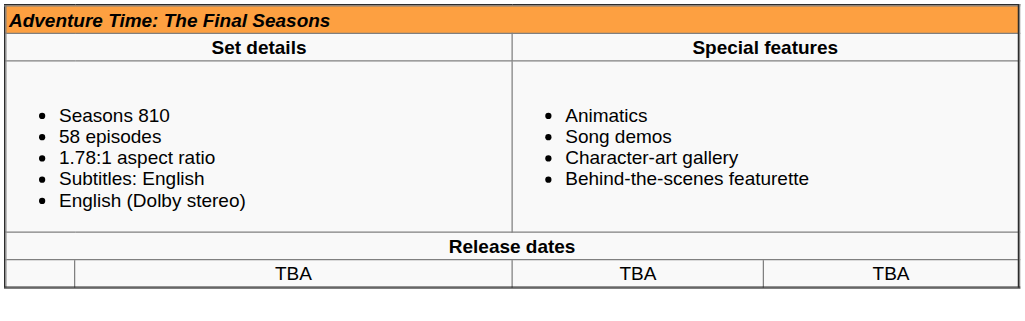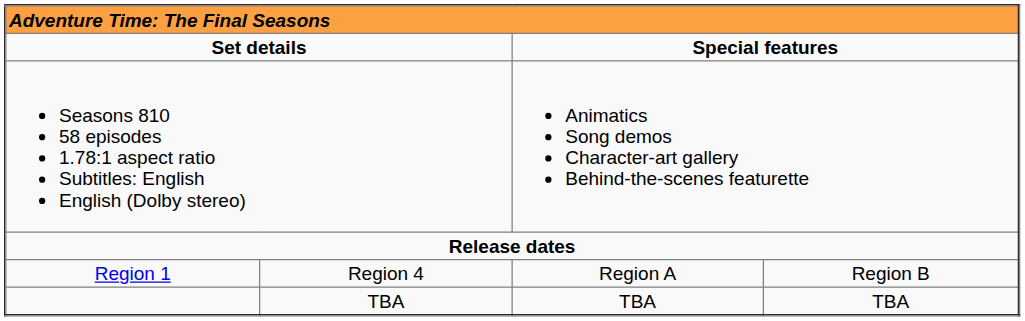+ row: (133, 274)
